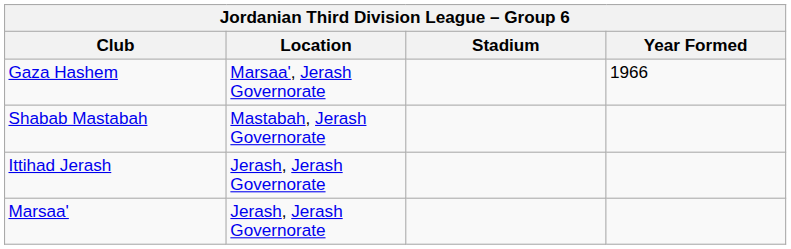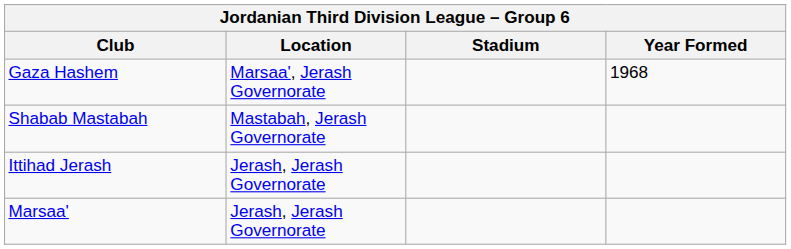(629, 72) 1966 -> (629, 72) 1968
